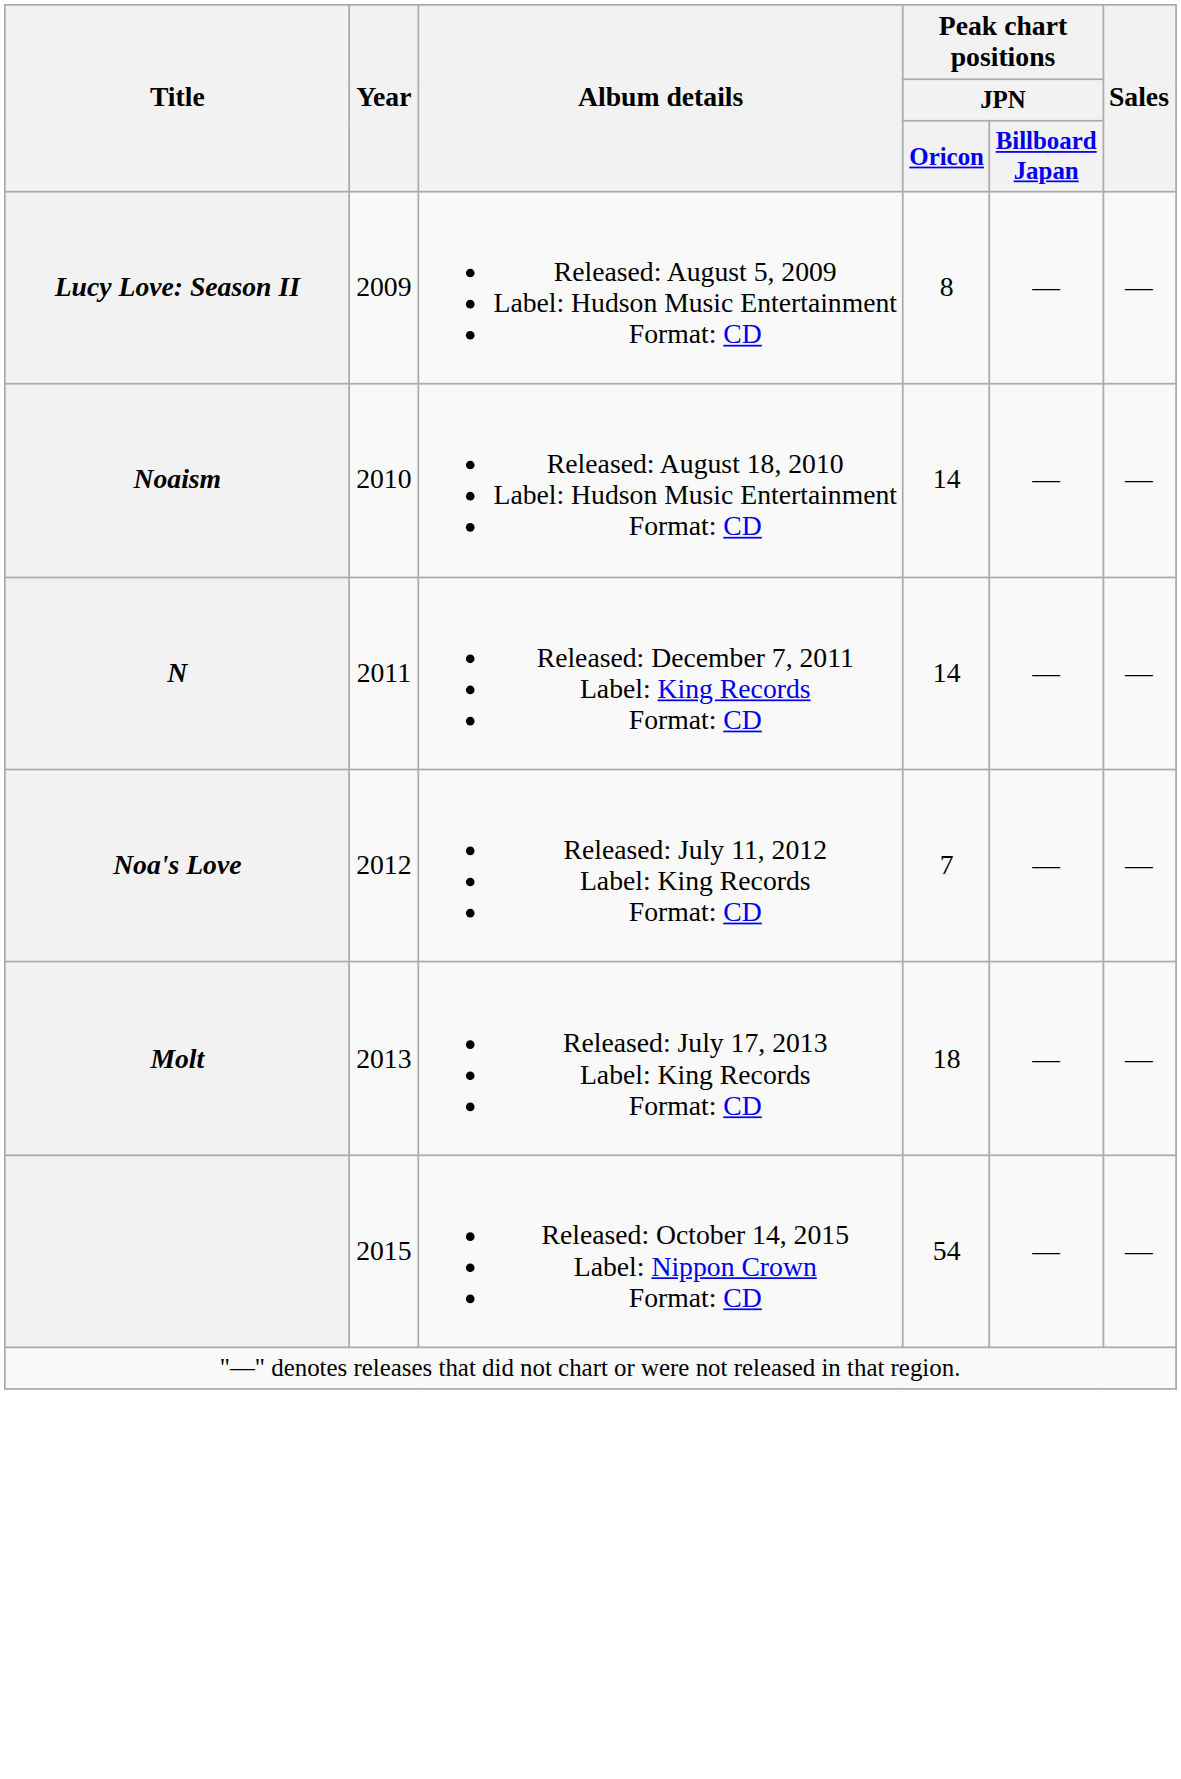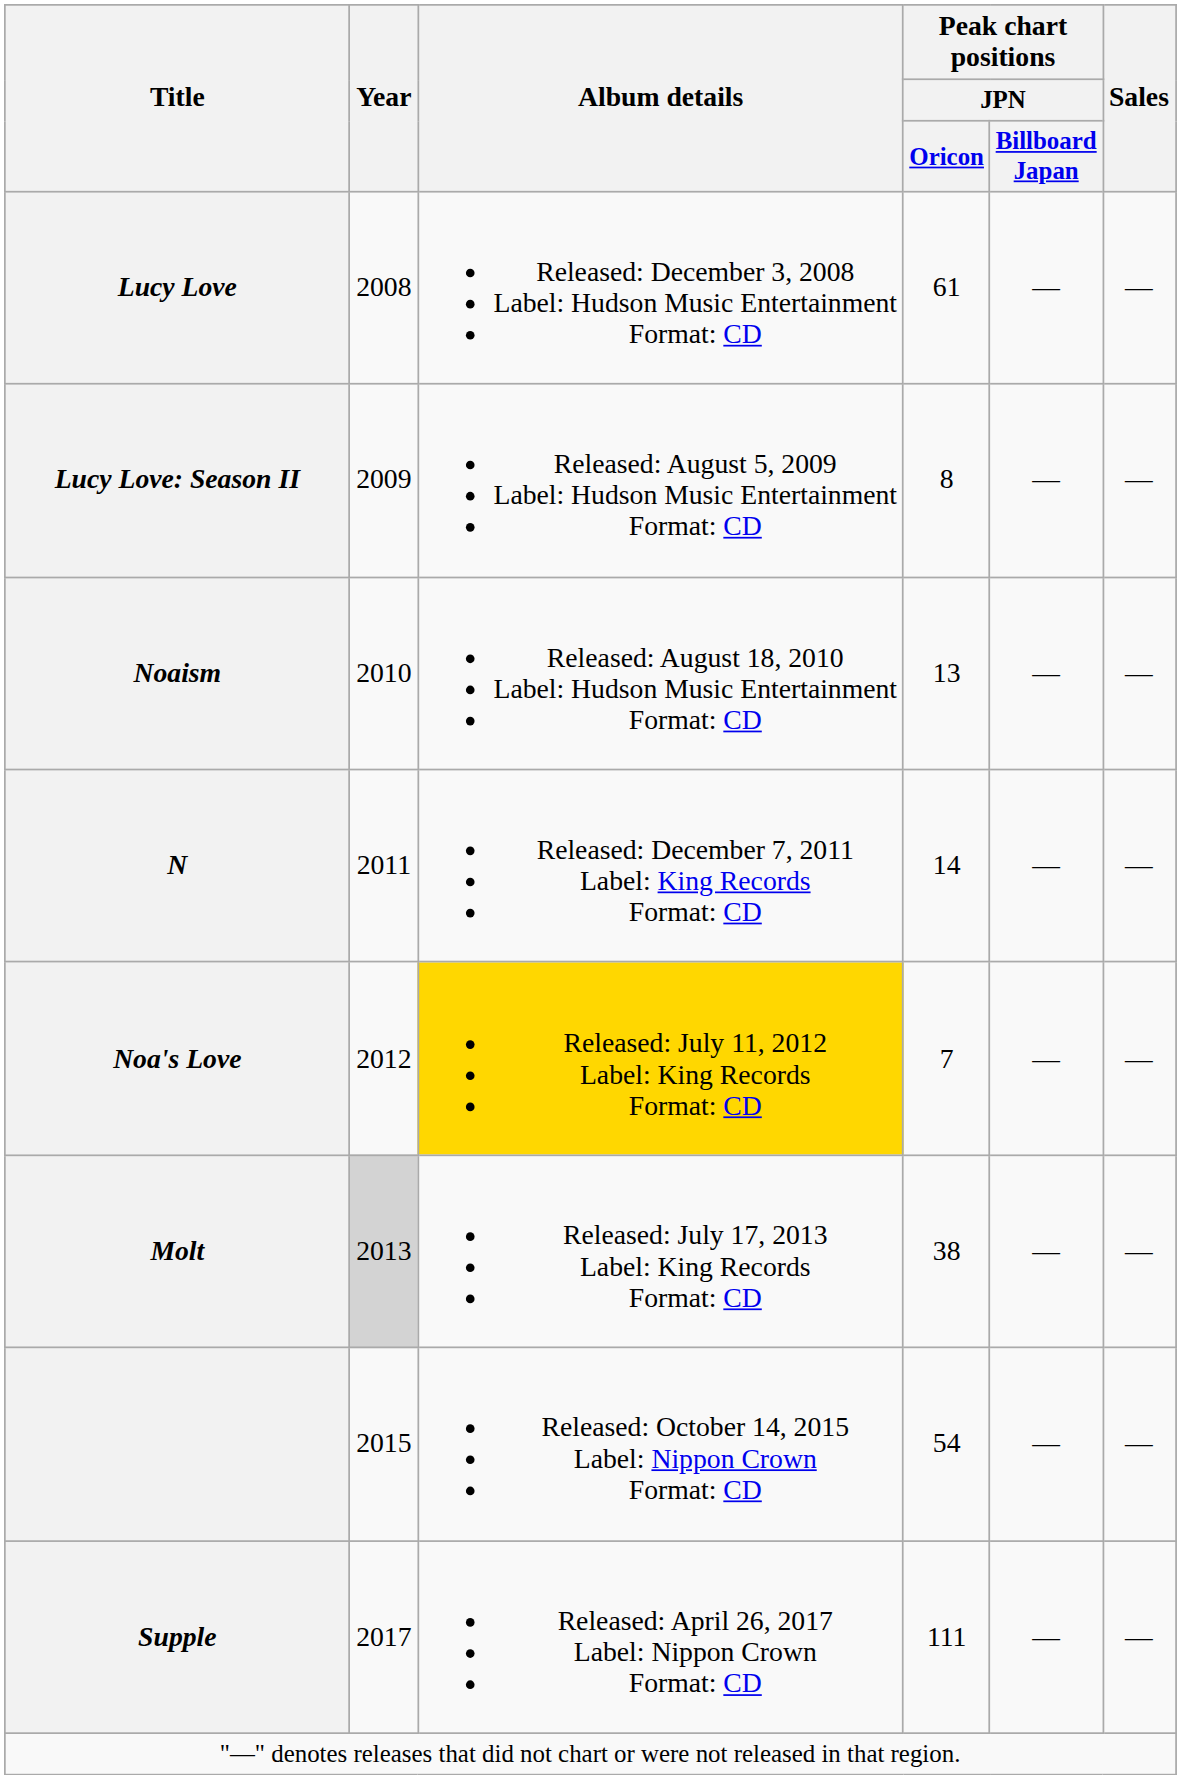+ row: (177, 287)
(947, 480) 14 -> (947, 672) 13
(661, 881) no background -> (661, 1074) gold background
(384, 1058) no background -> (384, 1250) lightgrey background
(947, 1058) 18 -> (947, 1250) 38
+ row: (177, 1636)
